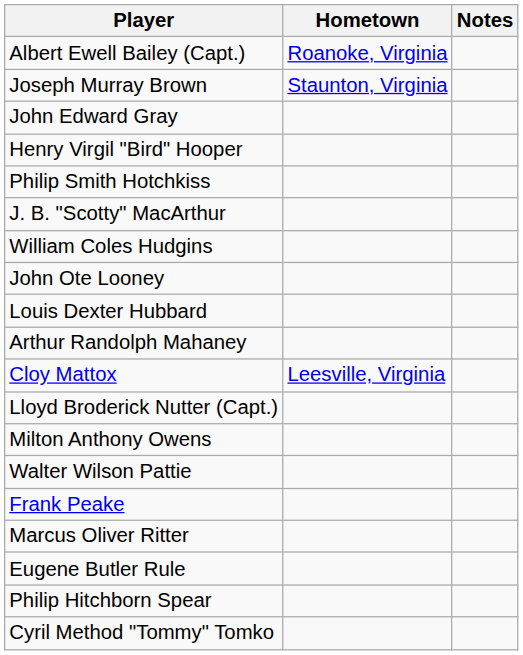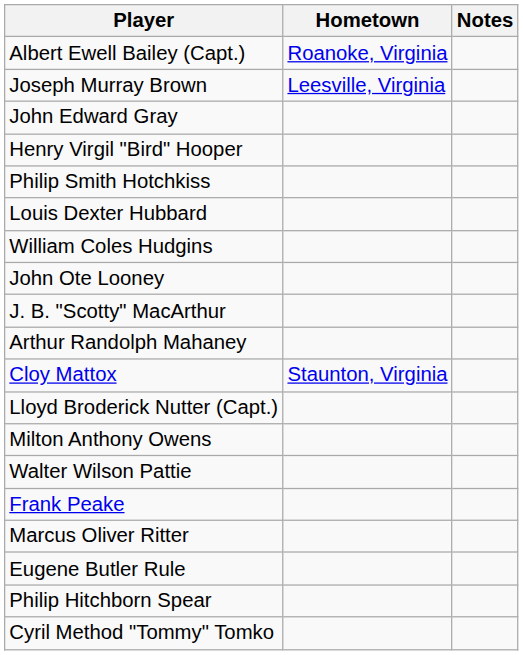(367, 85) Staunton, Virginia -> (366, 85) Leesville, Virginia
rows swapped: (108, 310) <-> (118, 213)
(366, 375) Leesville, Virginia -> (367, 375) Staunton, Virginia
